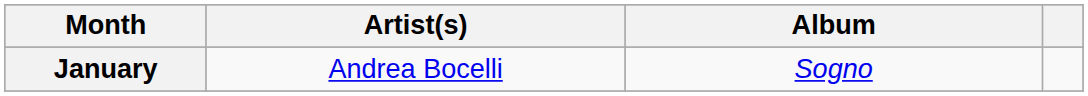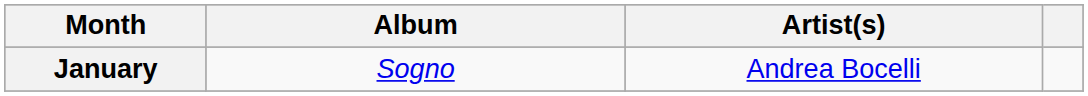columns swapped: (834, 25) <-> (416, 25)
